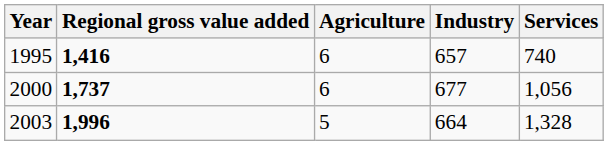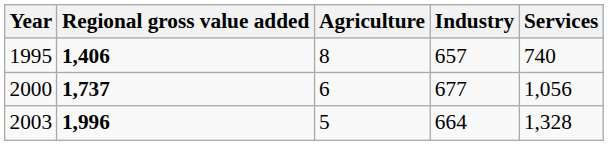(86, 55) 1,416 -> (86, 55) 1,406
(324, 55) 6 -> (324, 55) 8
